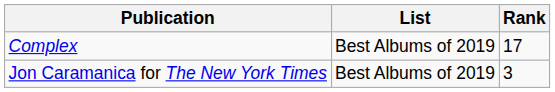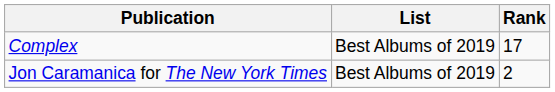(508, 73) 3 -> (508, 73) 2
